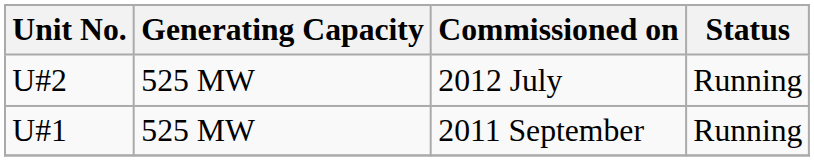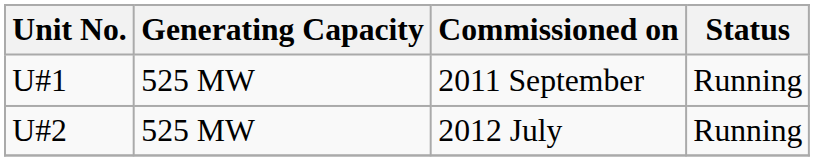rows swapped: (541, 130) <-> (500, 79)
